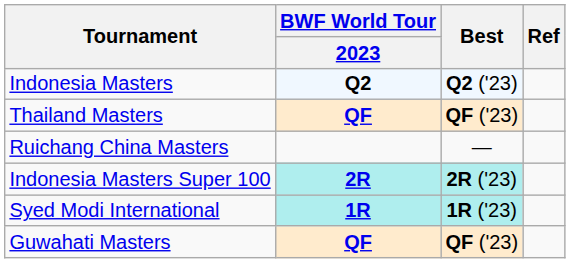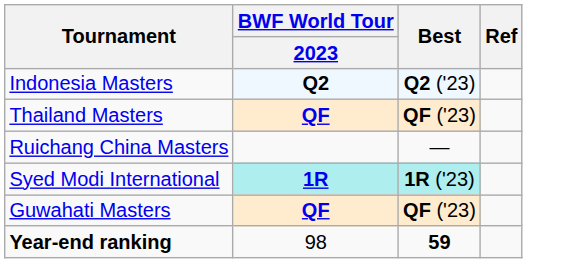- row: (140, 179)
+ row: (91, 242)
